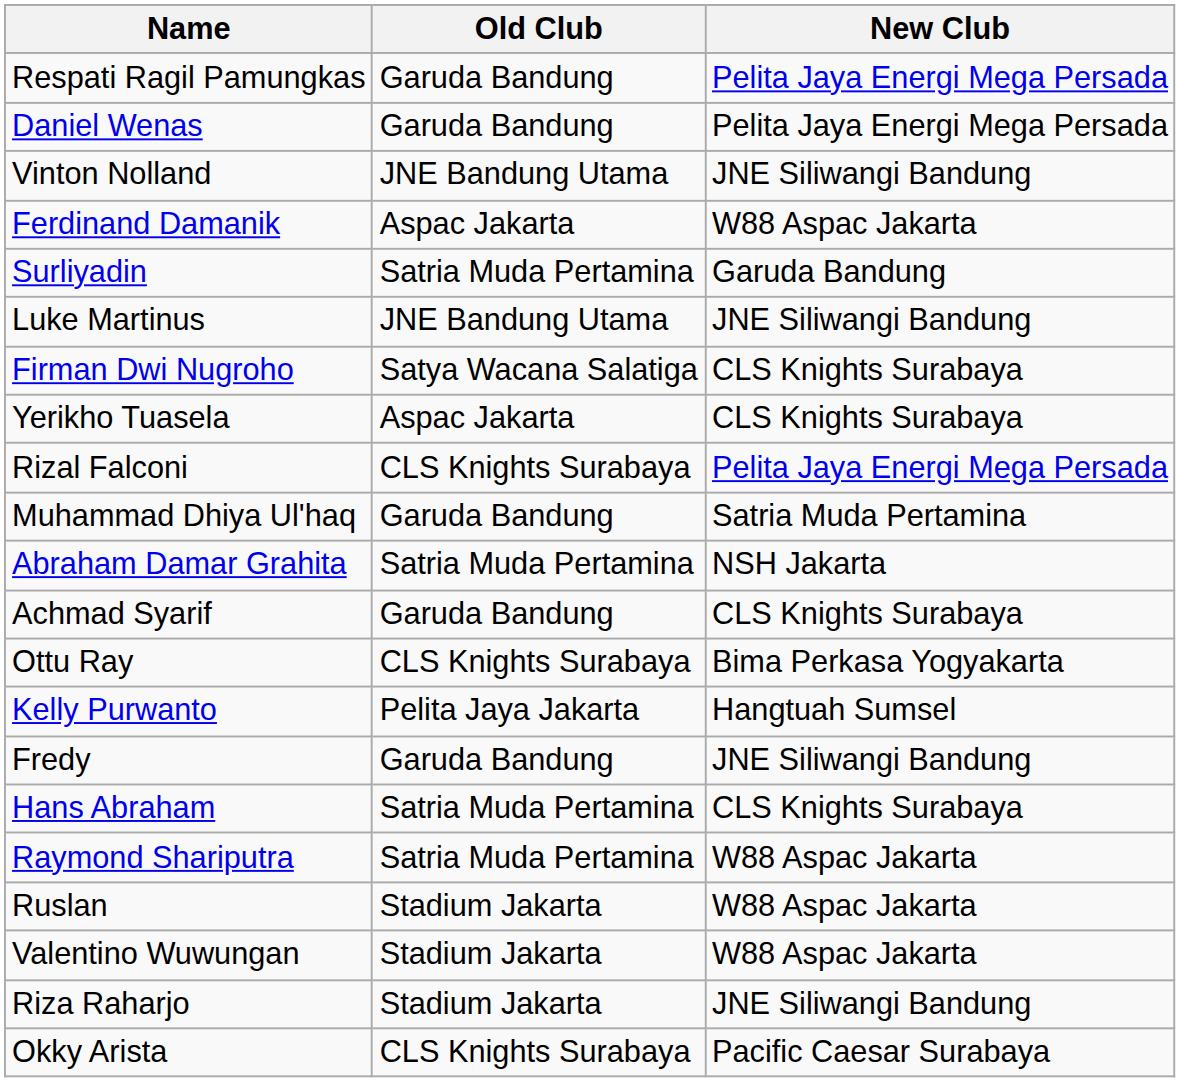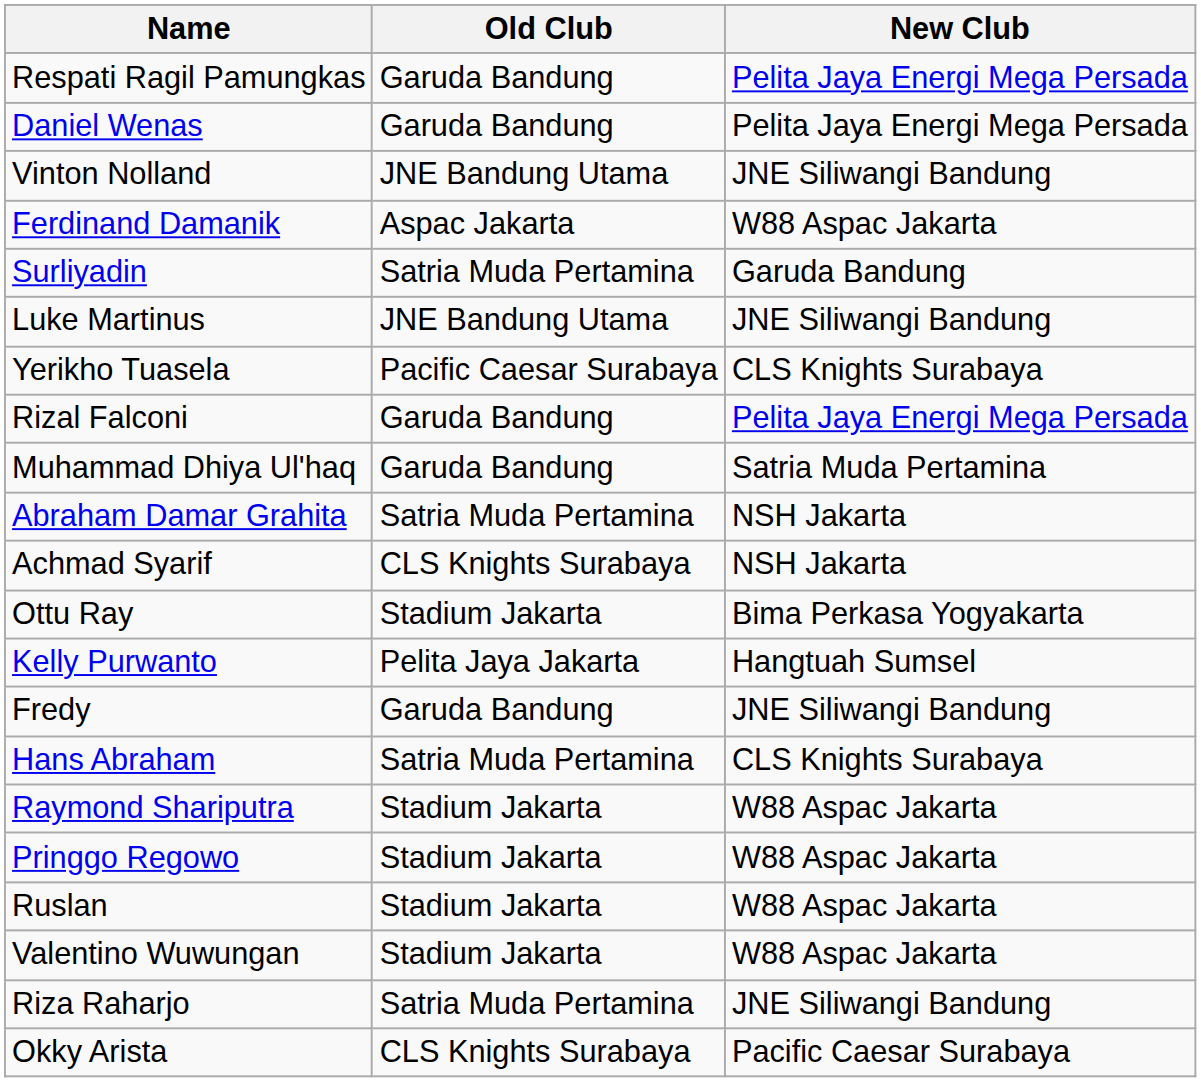- row: (153, 369)
(477, 418) Aspac Jakarta -> (549, 369) Pacific Caesar Surabaya
(535, 467) CLS Knights Surabaya -> (497, 418) Garuda Bandung
(497, 613) Garuda Bandung -> (535, 564) CLS Knights Surabaya
(867, 613) CLS Knights Surabaya -> (819, 564) NSH Jakarta
(535, 662) CLS Knights Surabaya -> (491, 613) Stadium Jakarta
(537, 857) Satria Muda Pertamina -> (491, 808) Stadium Jakarta
+ row: (126, 857)
(491, 1003) Stadium Jakarta -> (537, 1003) Satria Muda Pertamina
